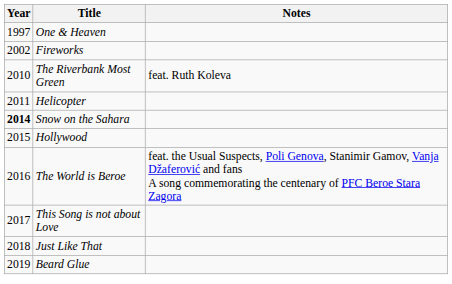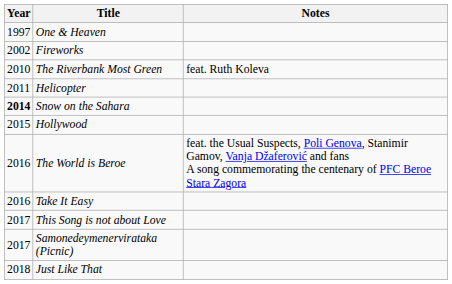+ row: (64, 201)
+ row: (96, 244)
- row: (63, 264)
